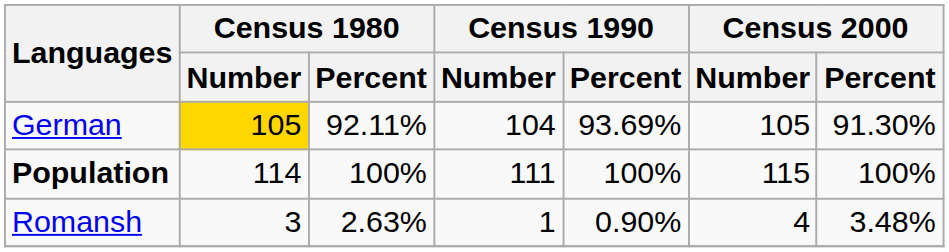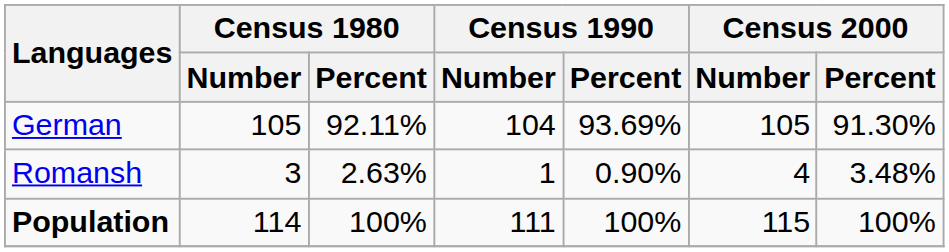(276, 125) gold background -> (276, 125) no background
rows swapped: (77, 221) <-> (90, 173)
